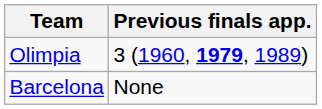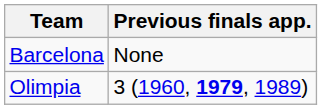rows swapped: (45, 54) <-> (57, 87)
